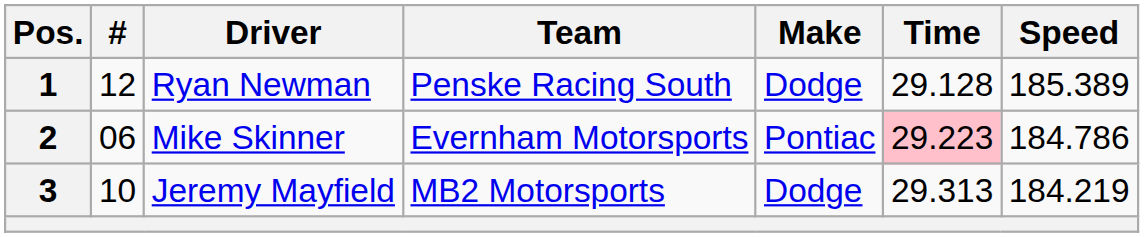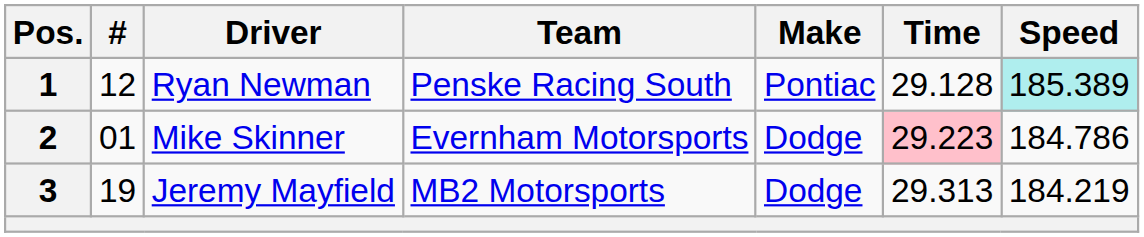(813, 85) Dodge -> (820, 85) Pontiac
(1069, 85) no background -> (1069, 85) paleturquoise background
(118, 138) 06 -> (118, 138) 01
(820, 138) Pontiac -> (813, 138) Dodge
(118, 191) 10 -> (118, 191) 19
